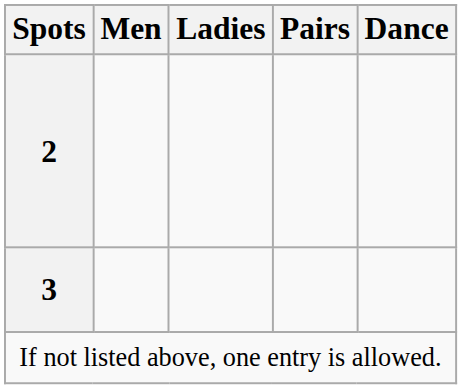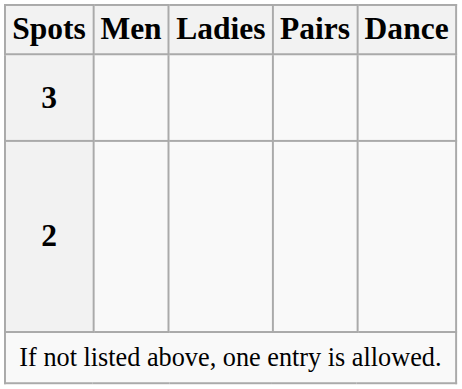rows swapped: (49, 289) <-> (49, 150)
